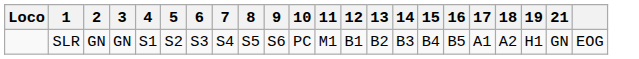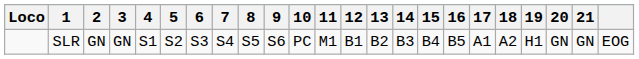+ column: (559, 17)
